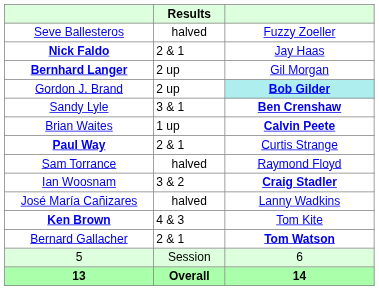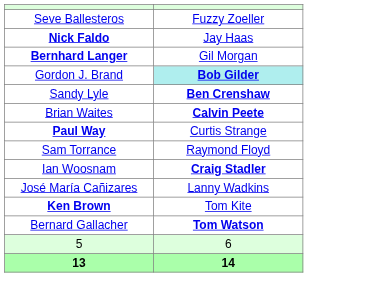- column: (189, 13)
